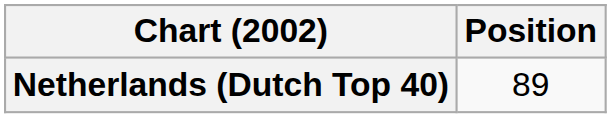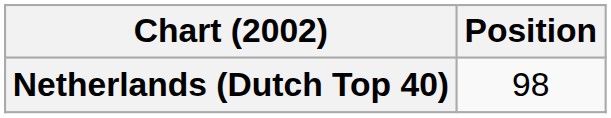(531, 84) 89 -> (531, 84) 98
